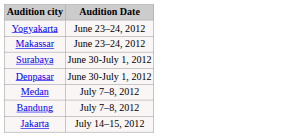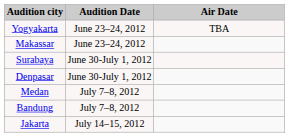+ column: (219, 12)
